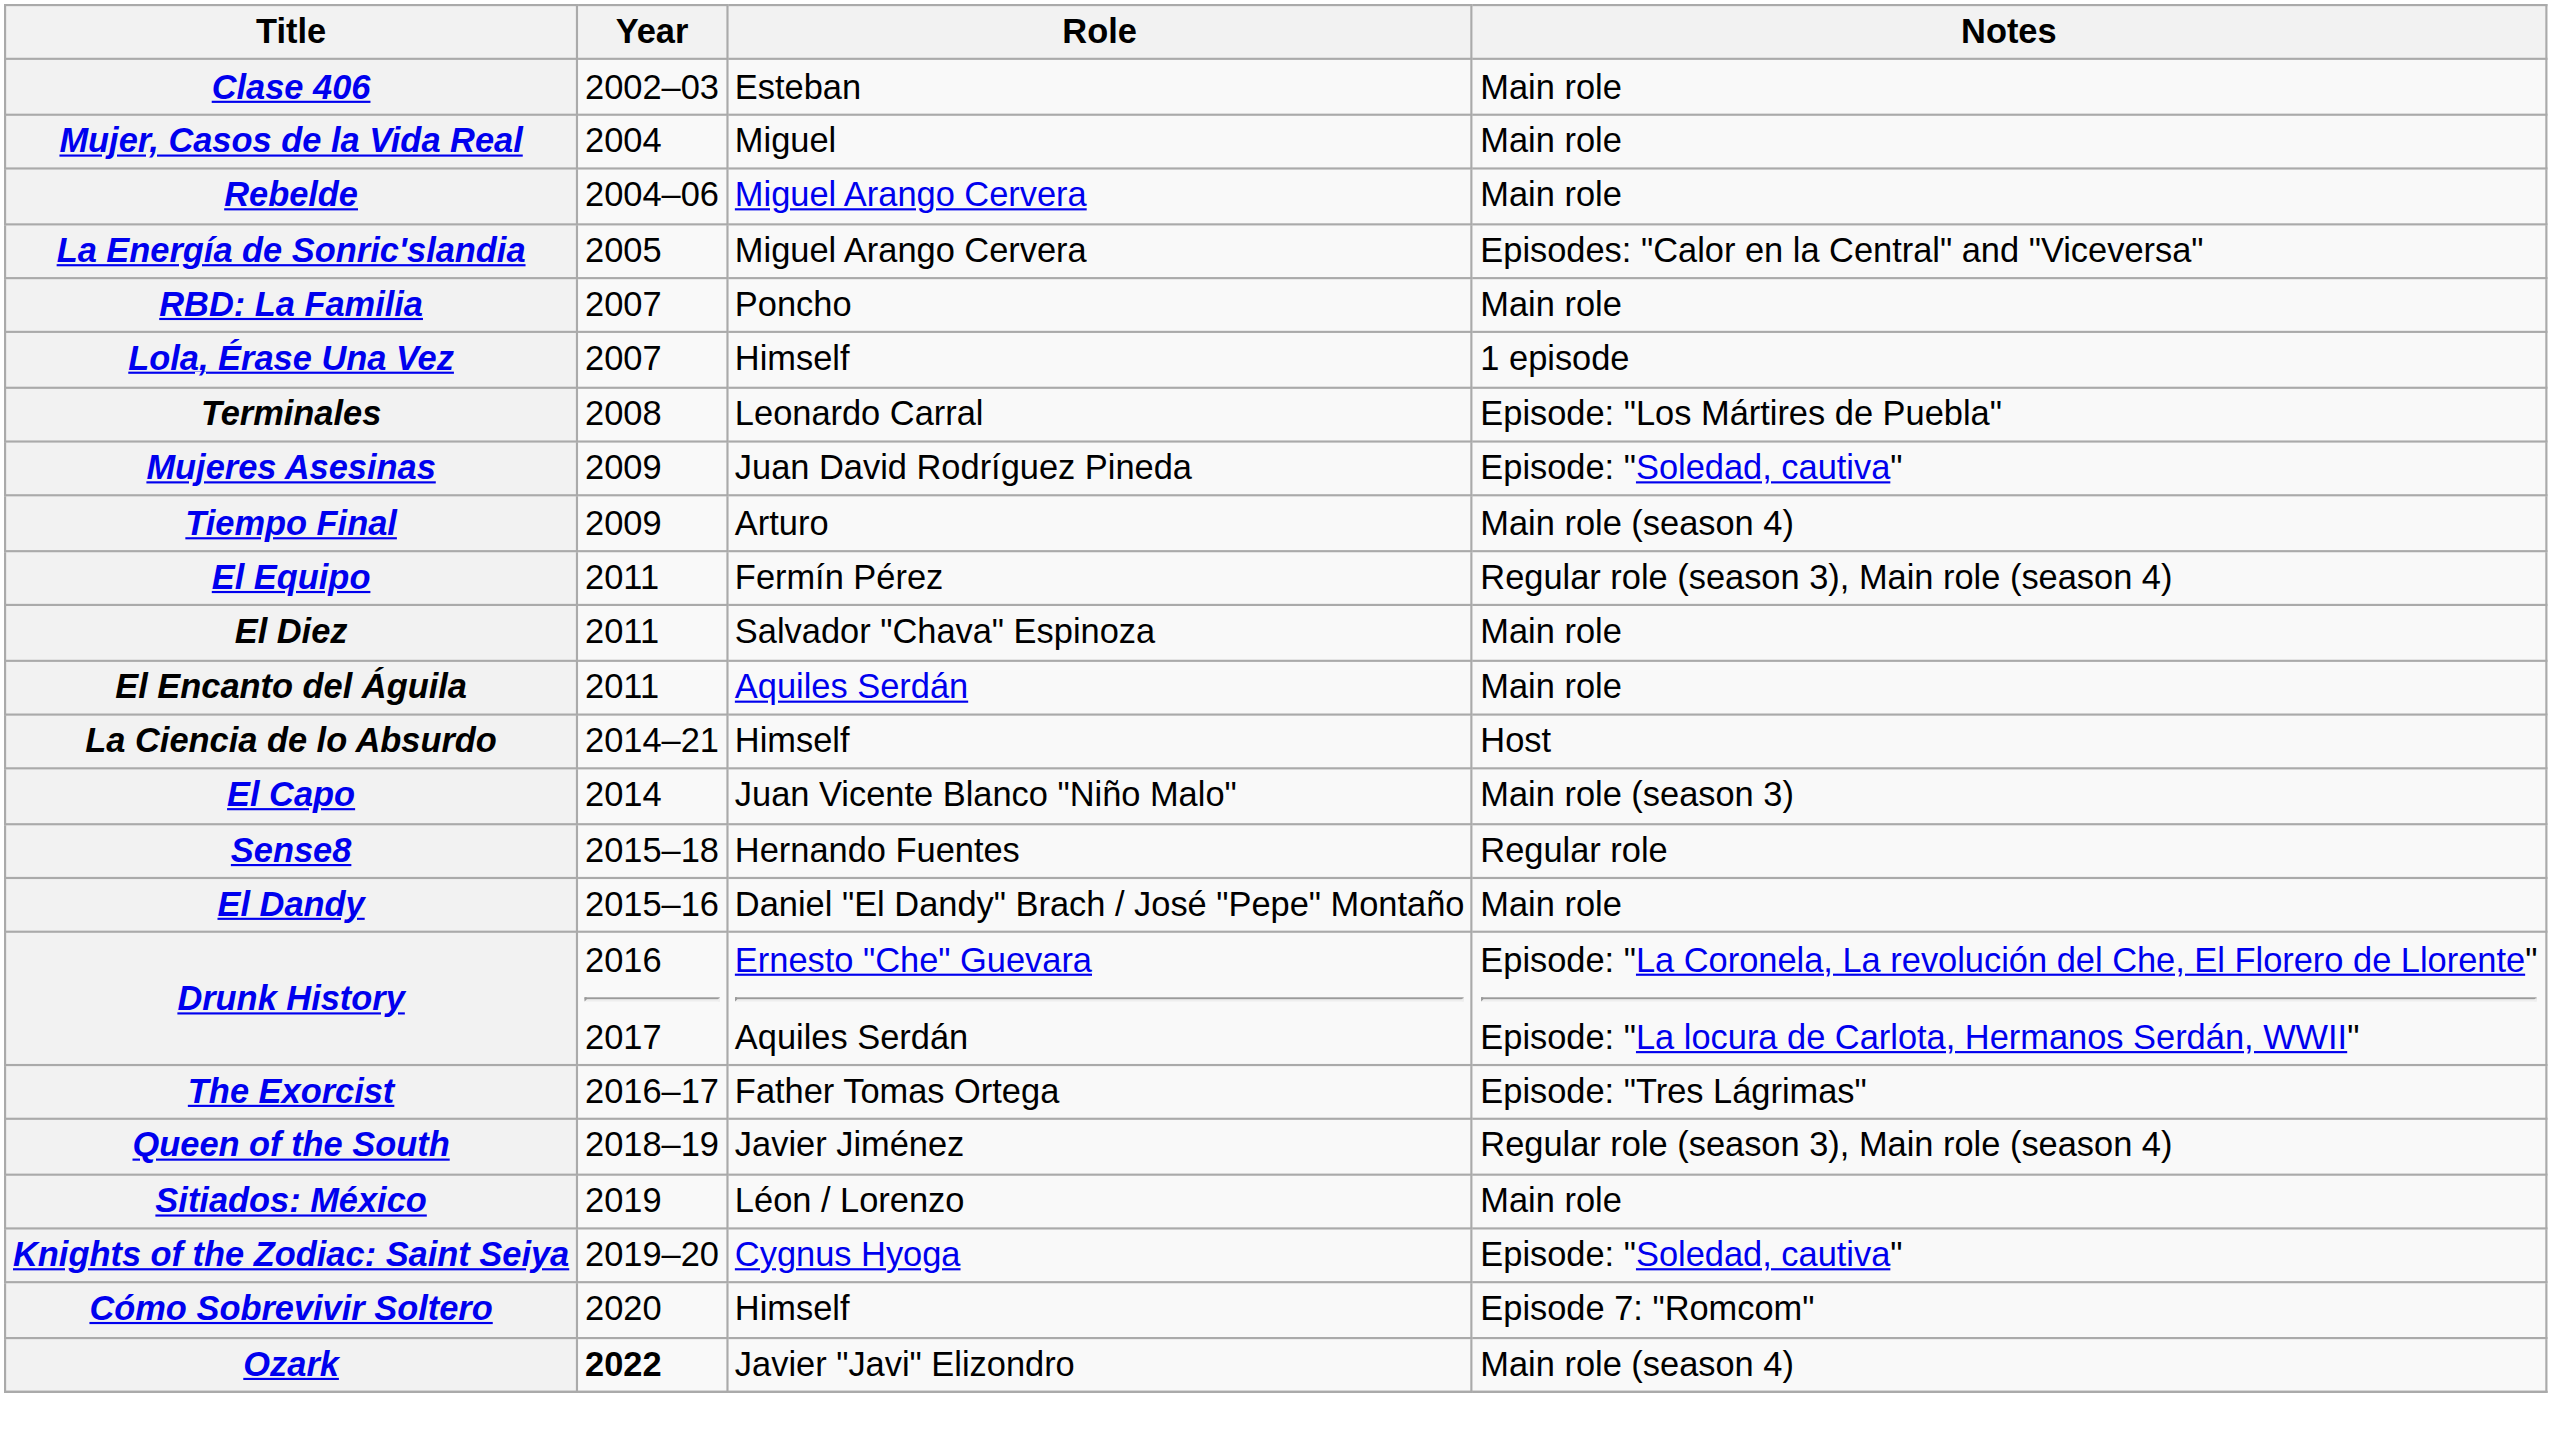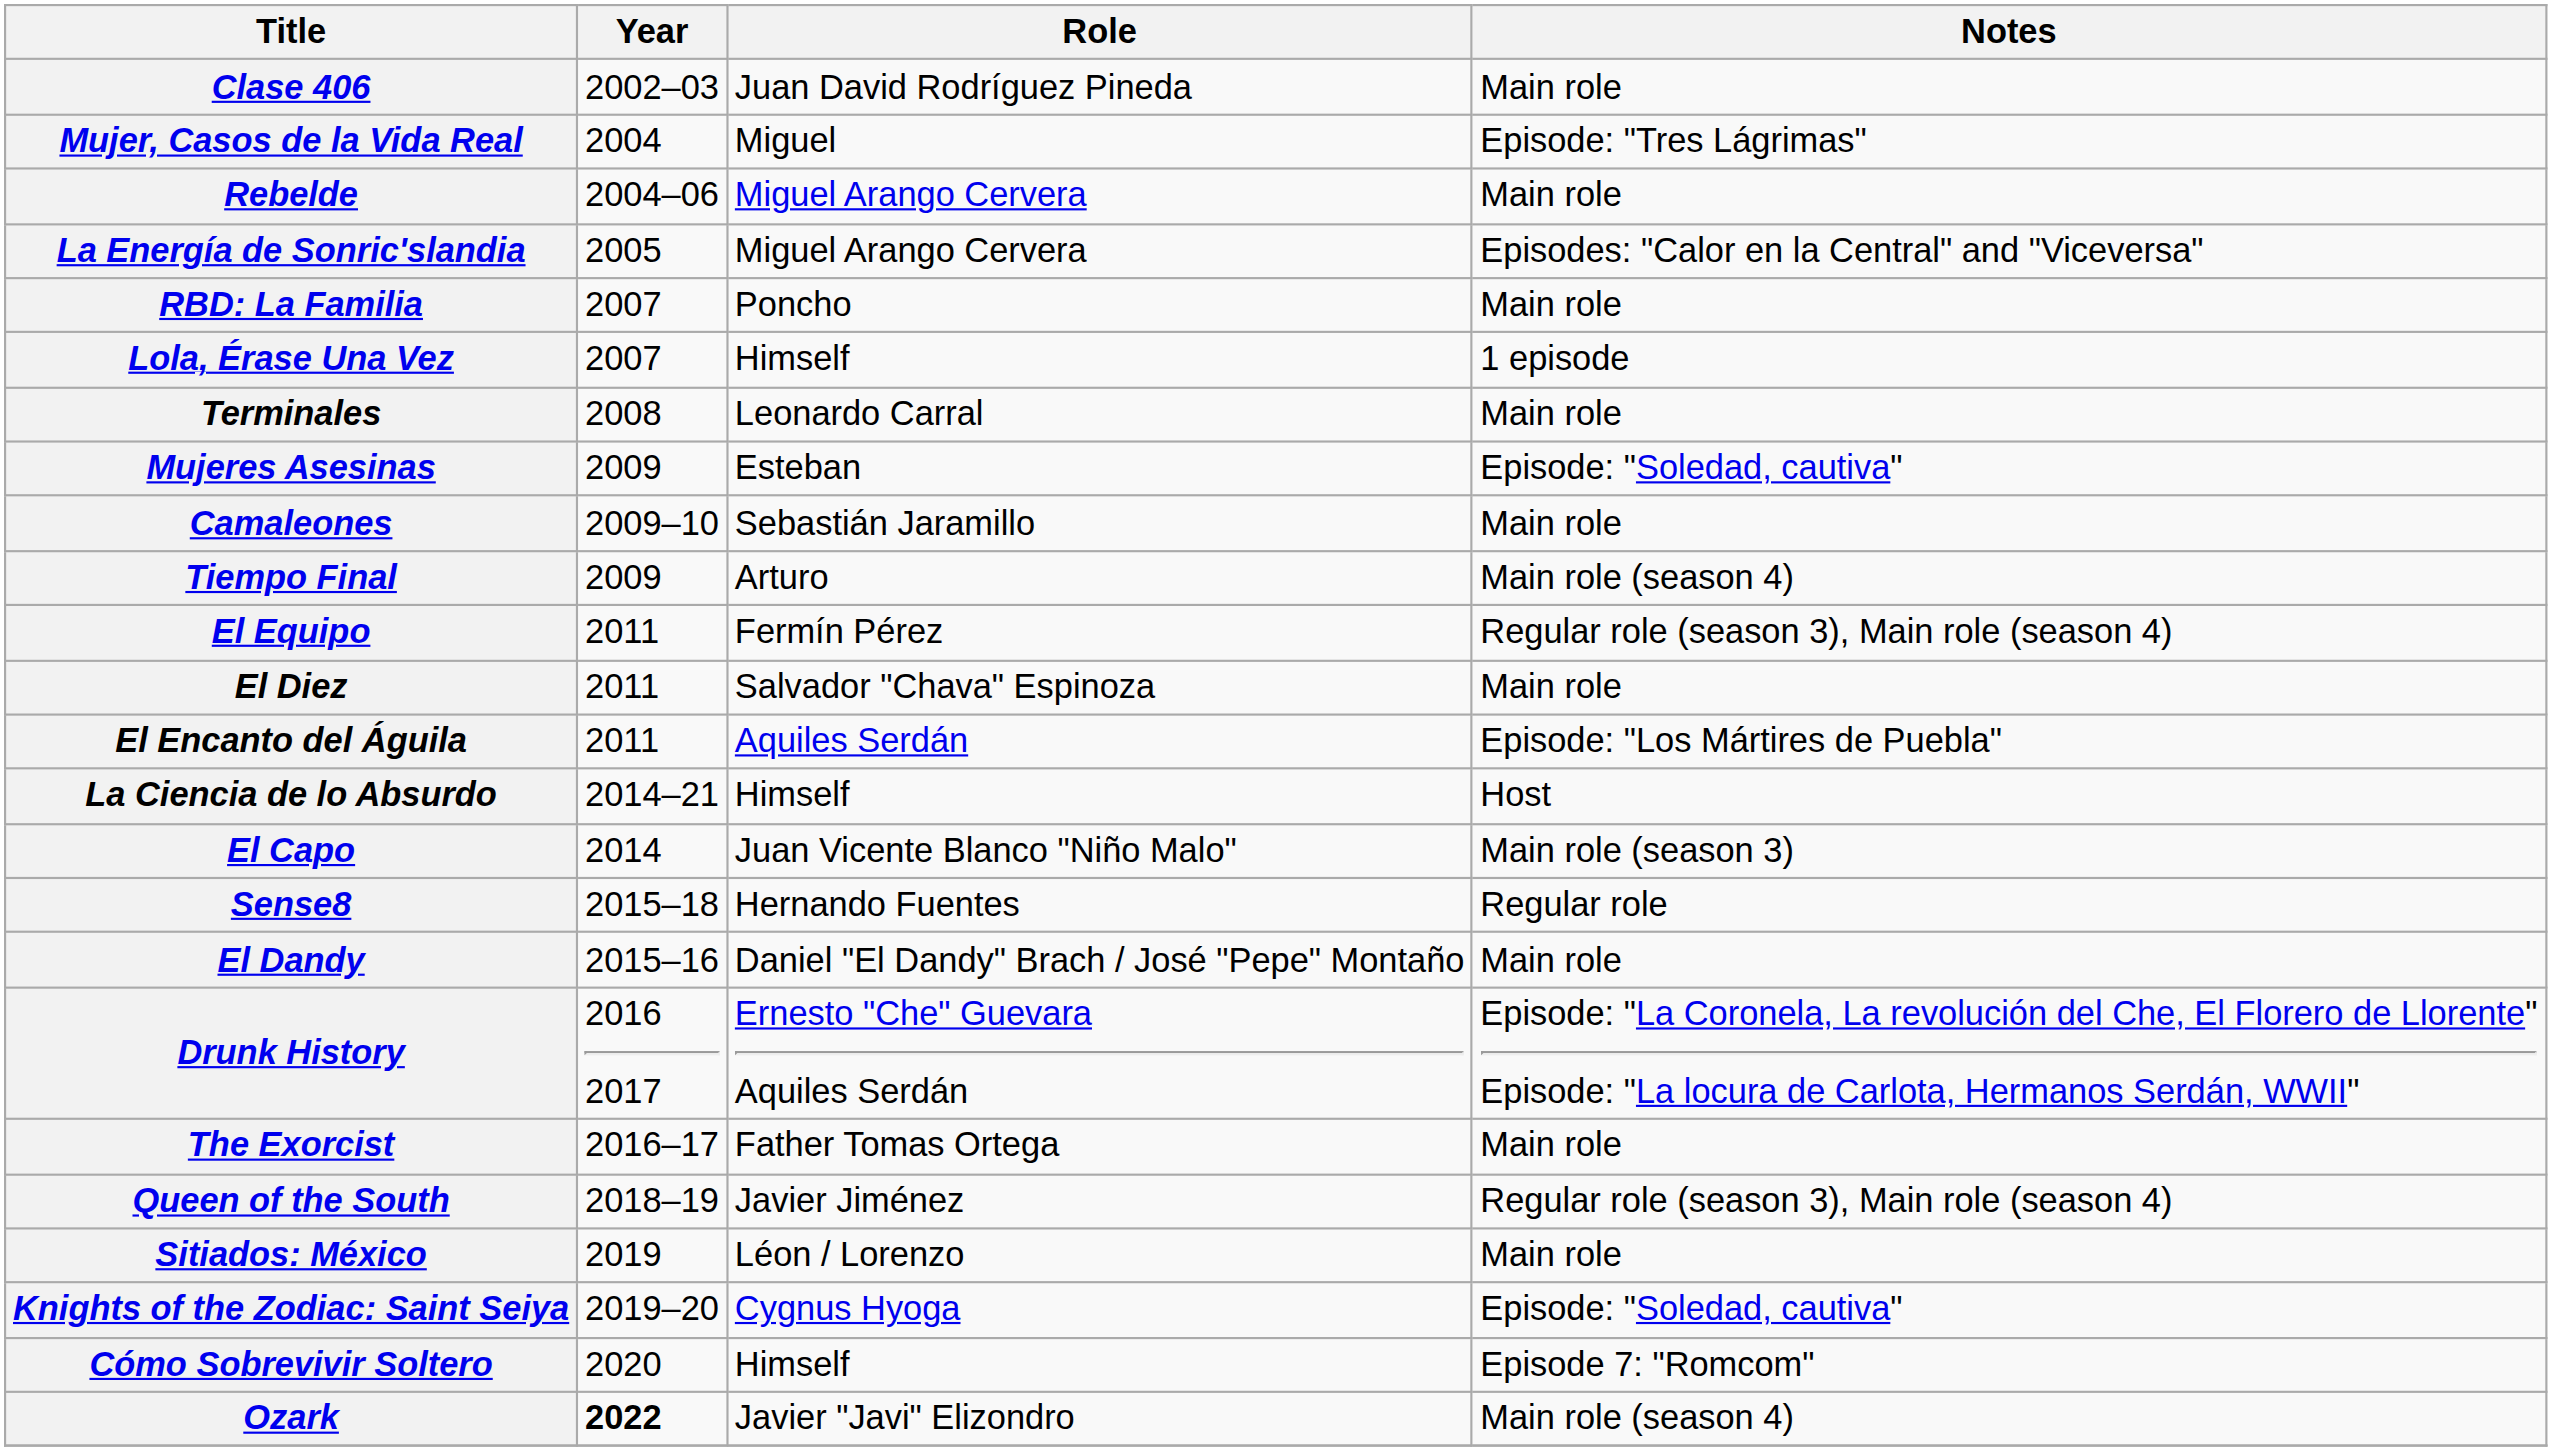(798, 86) Esteban -> (963, 86) Juan David Rodríguez Pineda
(1551, 140) Main role -> (1674, 140) Episode: "Tres Lágrimas"
(1741, 413) Episode: "Los Mártires de Puebla" -> (1551, 413) Main role
(963, 468) Juan David Rodríguez Pineda -> (798, 468) Esteban
+ row: (291, 522)
(1551, 686) Main role -> (1741, 741) Episode: "Los Mártires de Puebla"
(1674, 1091) Episode: "Tres Lágrimas" -> (1551, 1145) Main role
